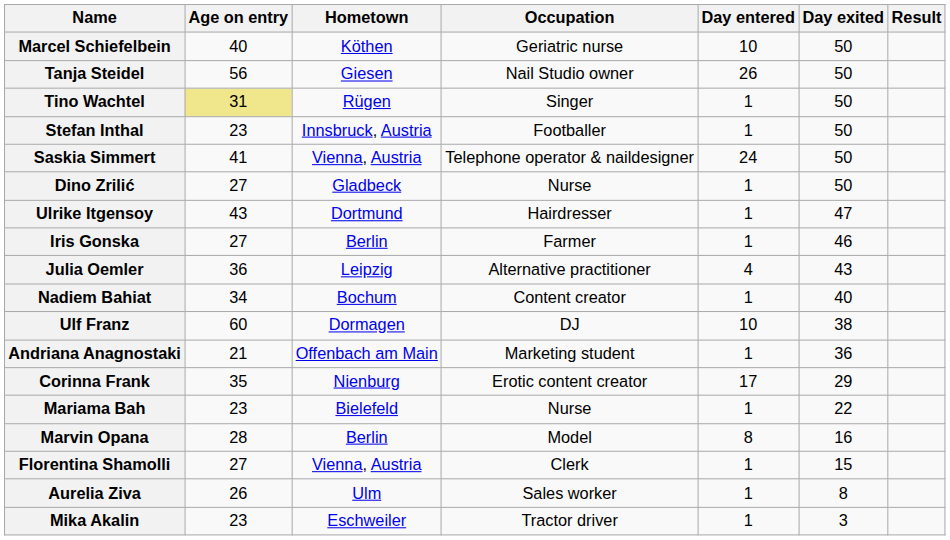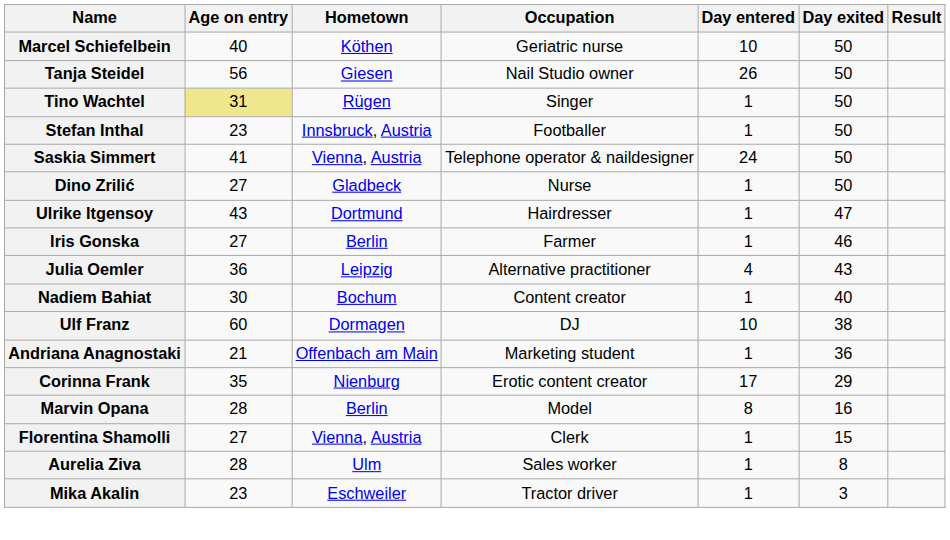(238, 297) 34 -> (238, 297) 30
- row: (95, 409)
(238, 493) 26 -> (238, 465) 28
